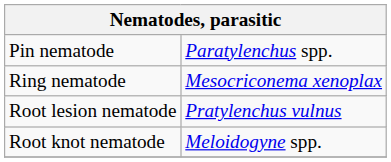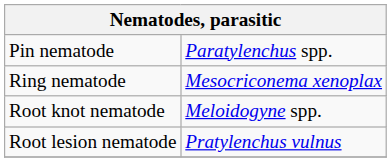rows swapped: (93, 111) <-> (87, 141)
